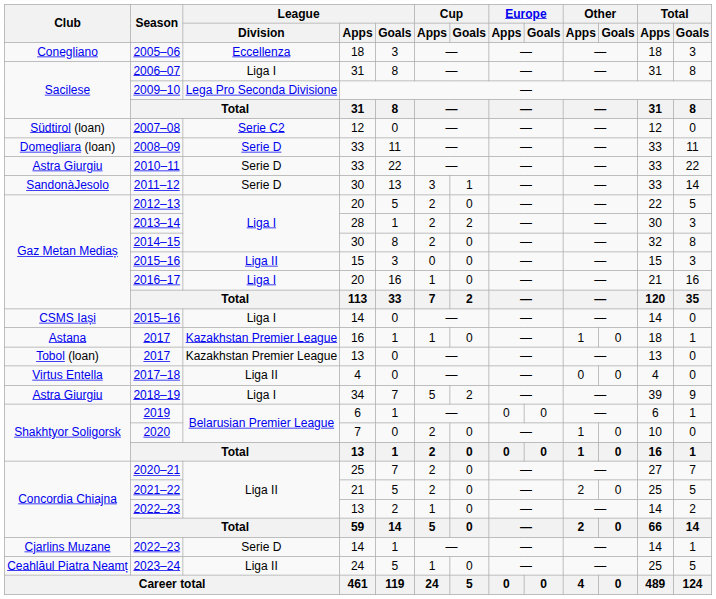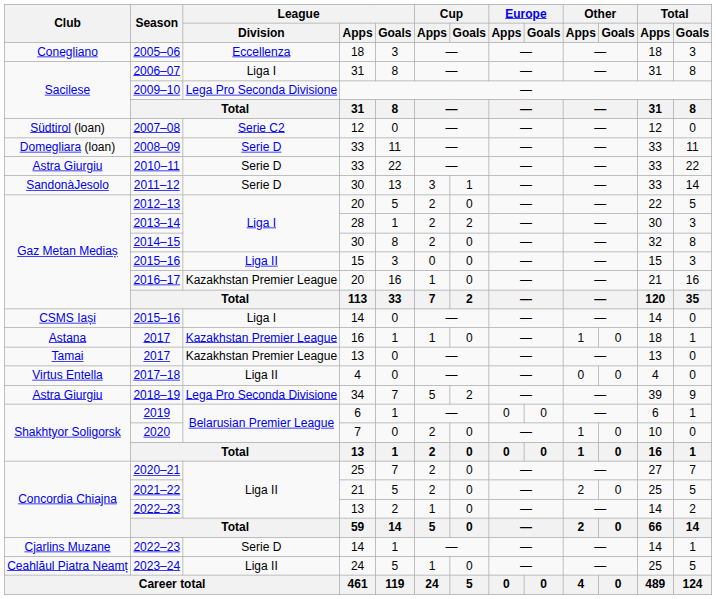(261, 280) Liga I -> (261, 280) Kazakhstan Premier League
(67, 356) Tobol (loan) -> (68, 356) Tamai
(261, 394) Liga I -> (261, 394) Lega Pro Seconda Divisione
